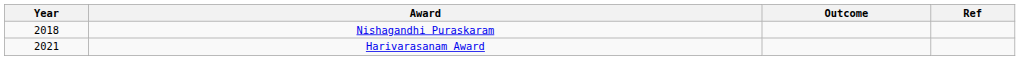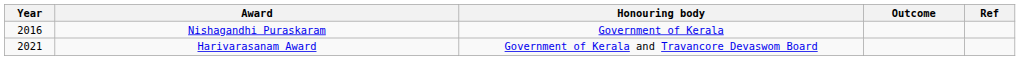+ column: (661, 13)
(46, 30) 2018 -> (30, 30) 2016
